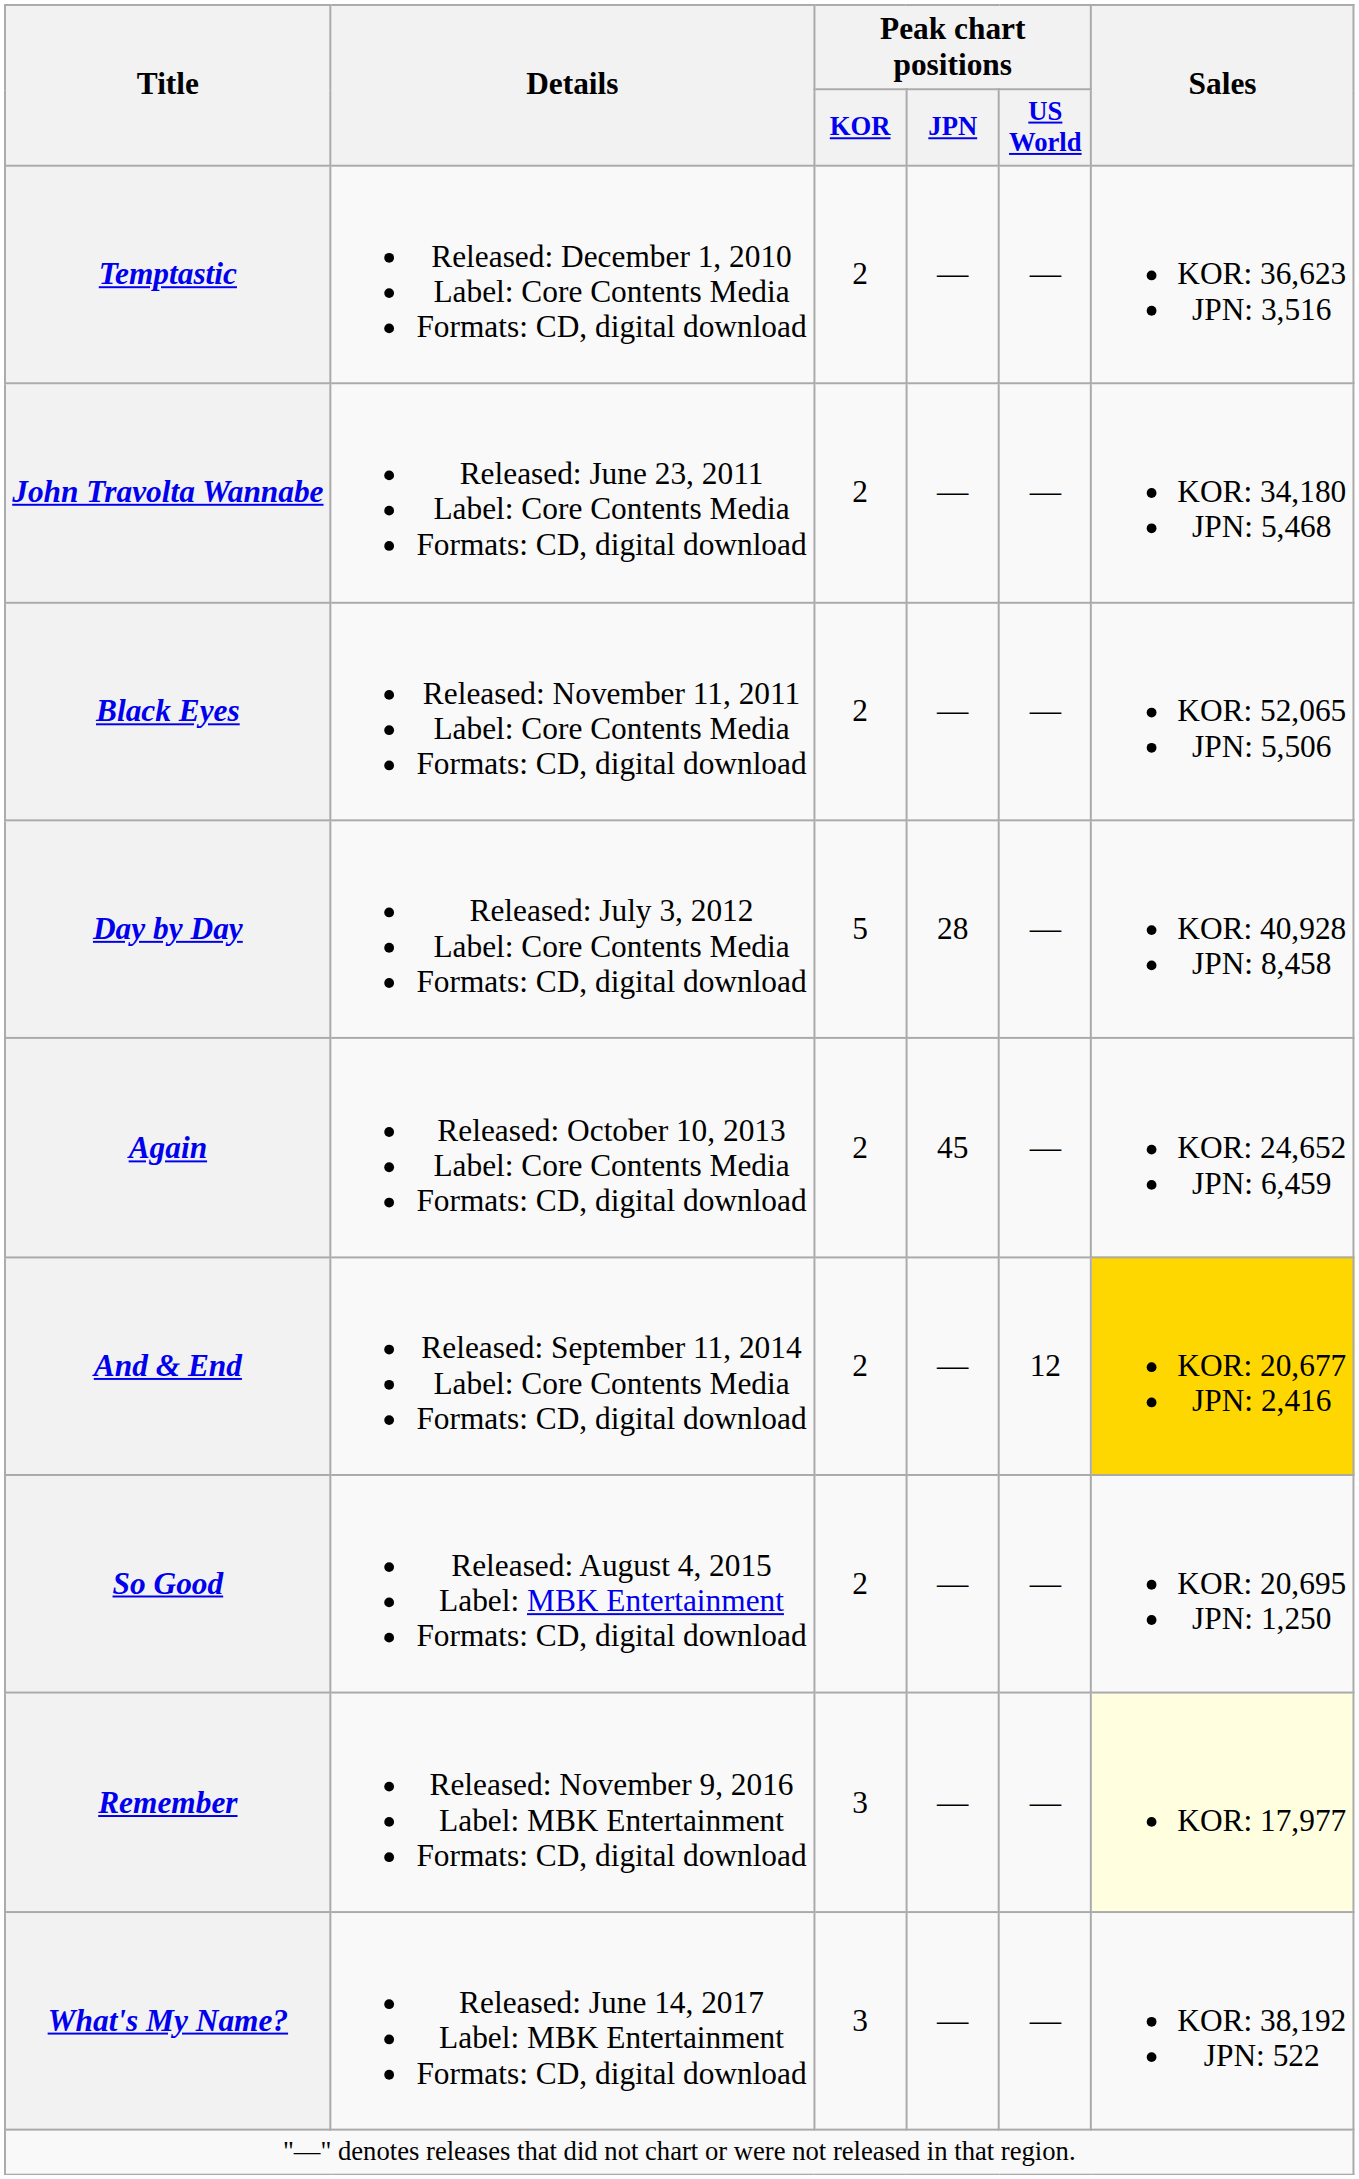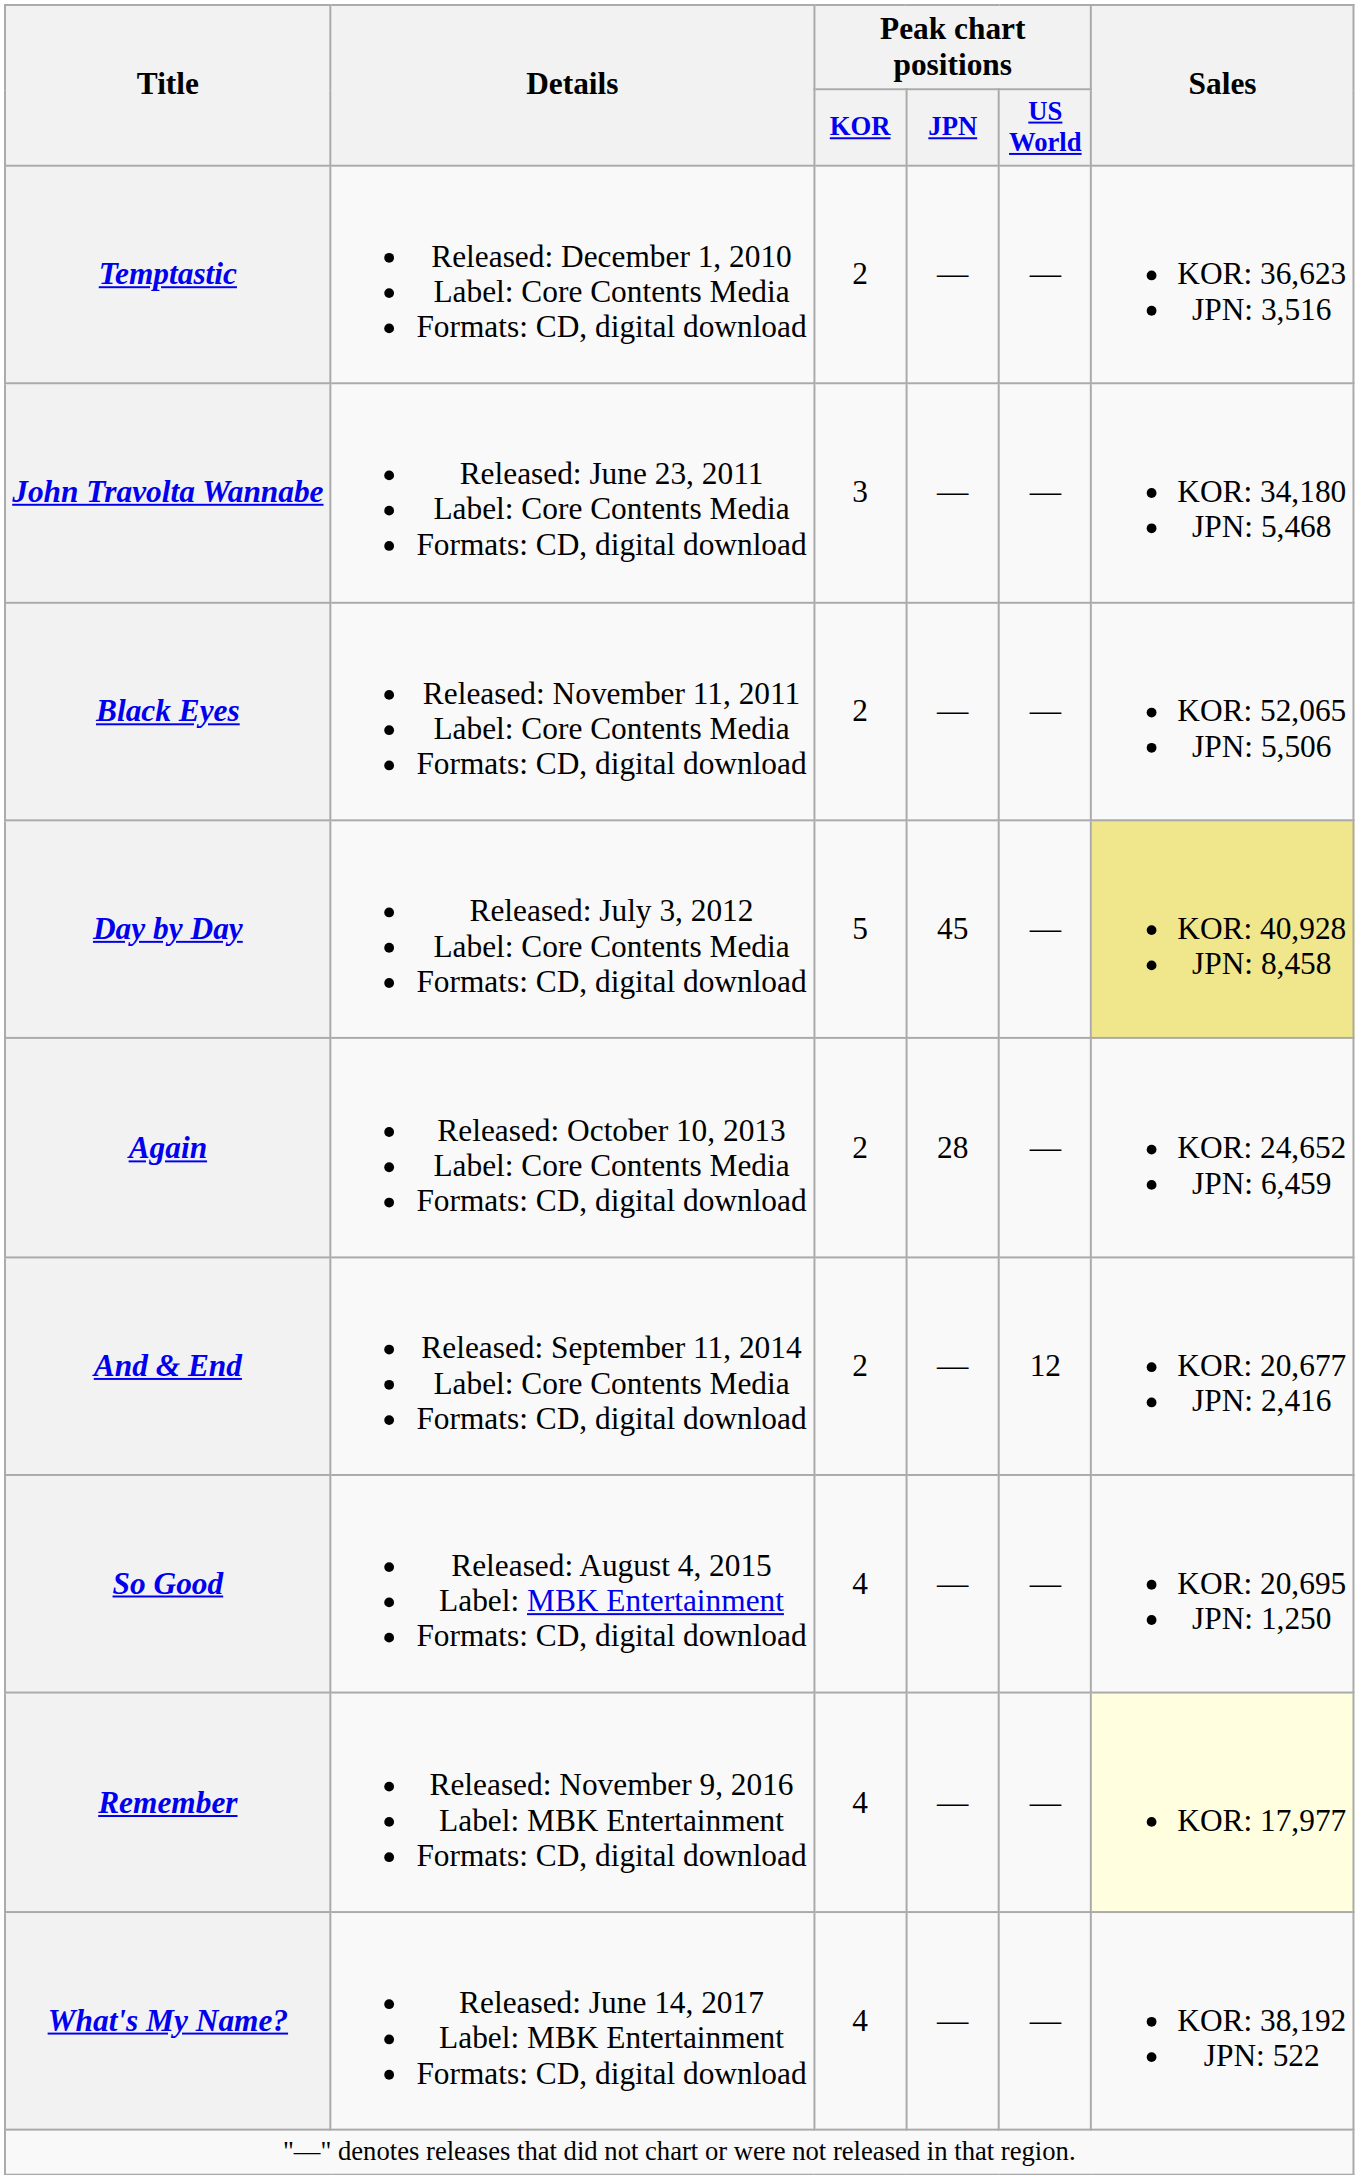(860, 492) 2 -> (860, 492) 3
(953, 928) 28 -> (953, 928) 45
(1223, 947) no background -> (1223, 947) khaki background
(953, 1147) 45 -> (953, 1147) 28
(1223, 1384) gold background -> (1223, 1384) no background
(860, 1583) 2 -> (860, 1583) 4
(860, 1802) 3 -> (860, 1802) 4
(860, 2020) 3 -> (860, 2020) 4
